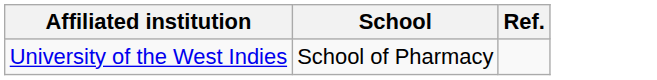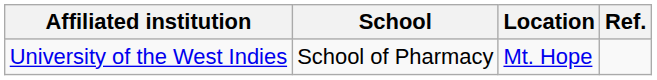+ column: (549, 21)
